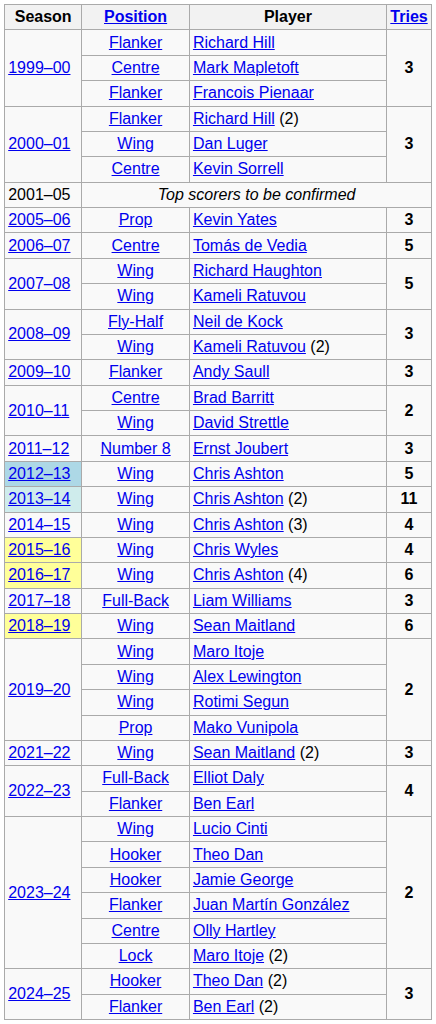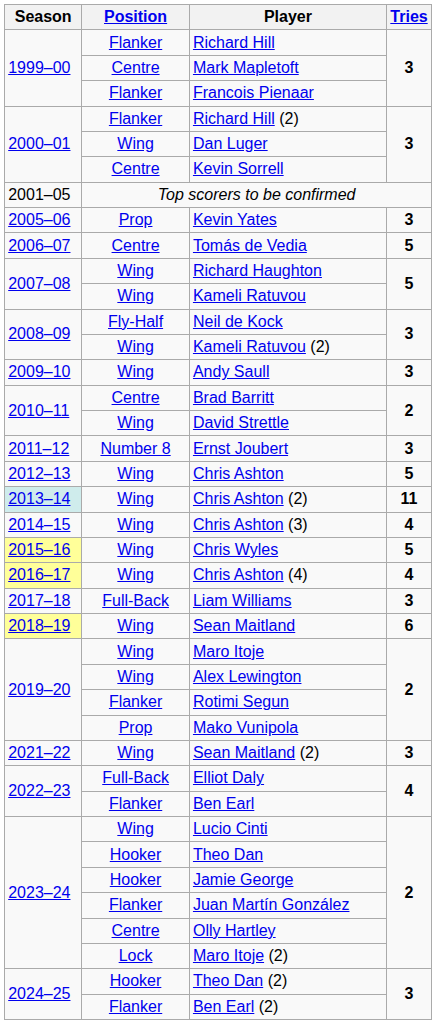(136, 372) Flanker -> (136, 372) Wing
(39, 473) lightblue background -> (39, 473) no background
(409, 550) 4 -> (409, 550) 5
(409, 575) 6 -> (409, 575) 4
(136, 702) Wing -> (136, 702) Flanker
